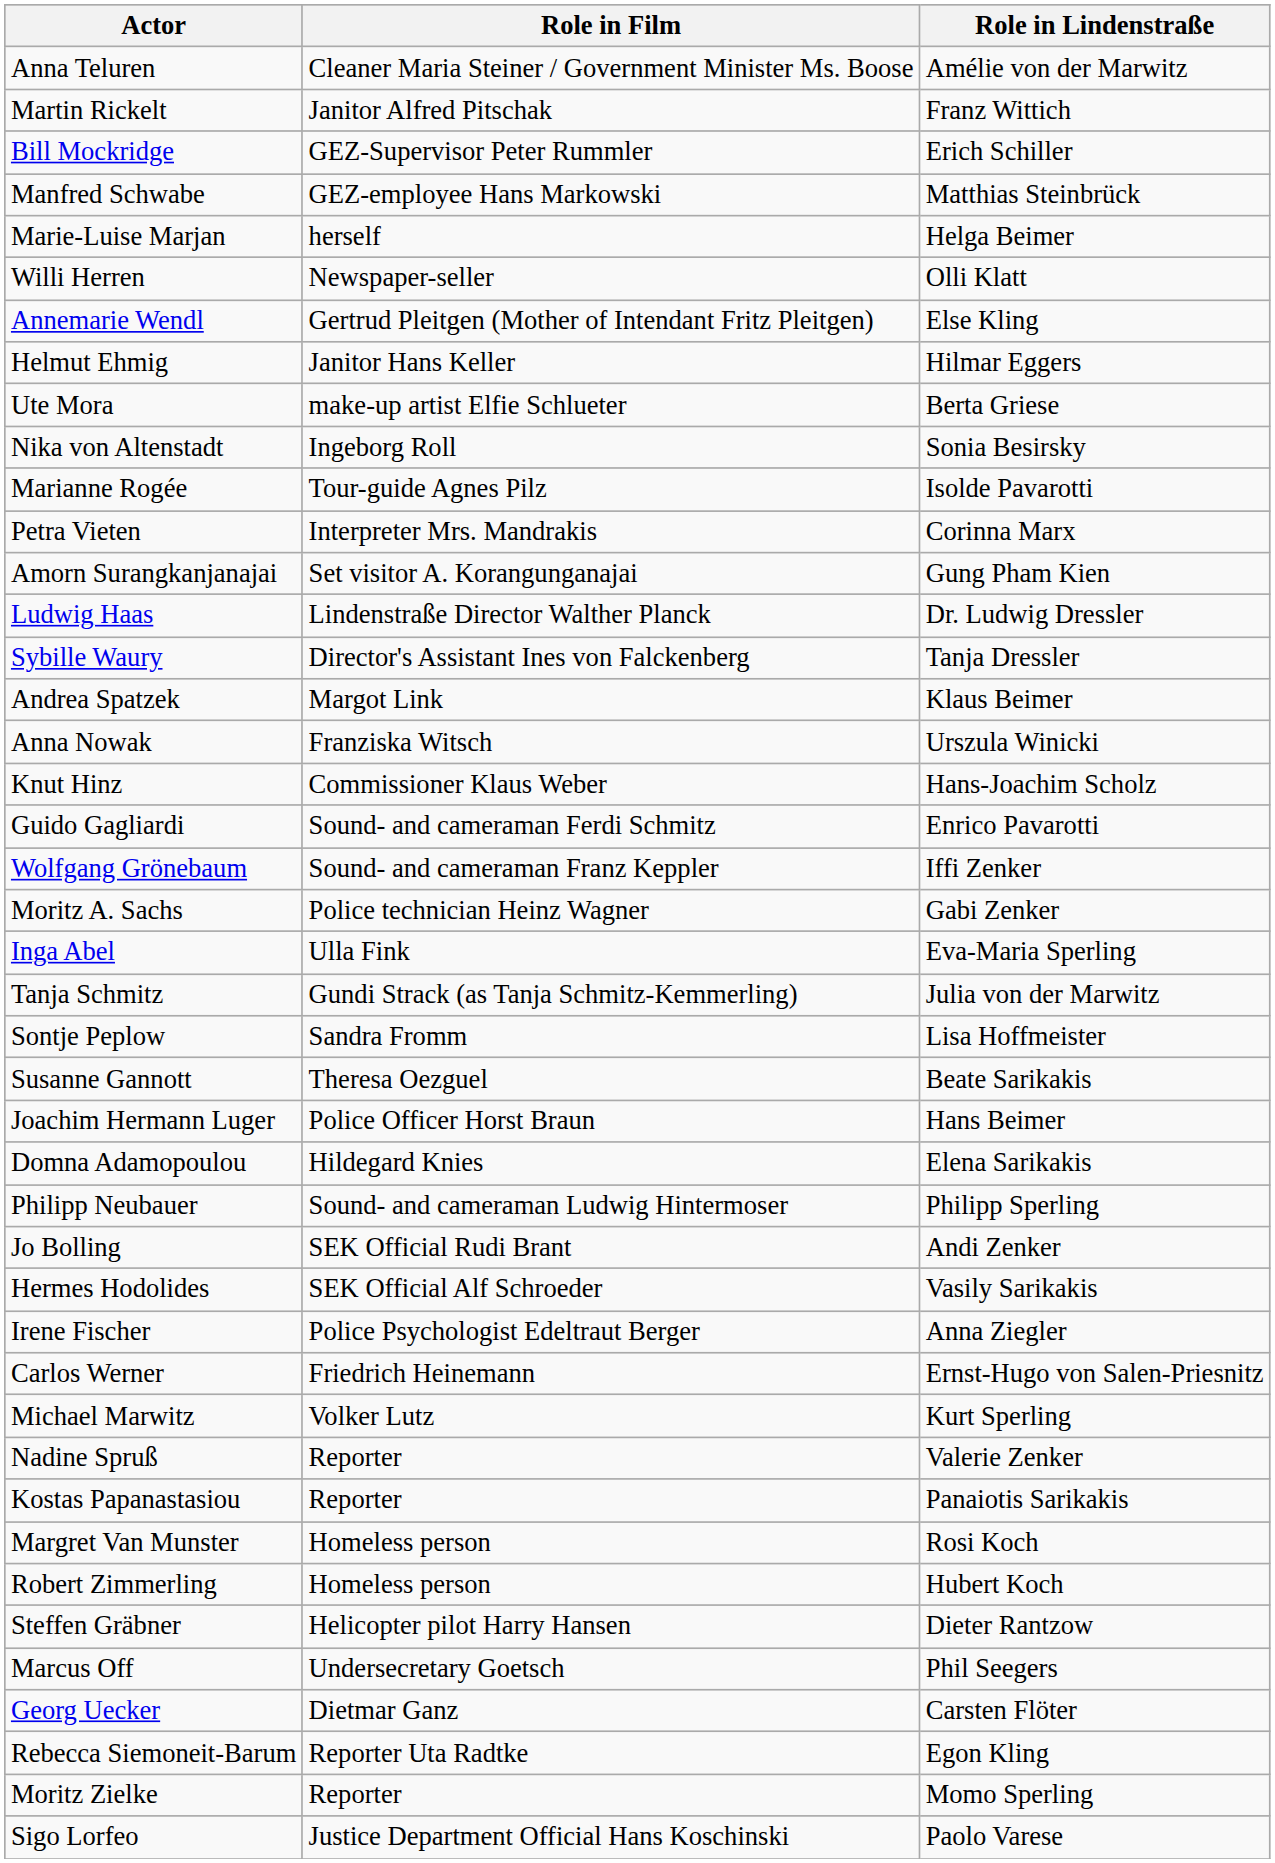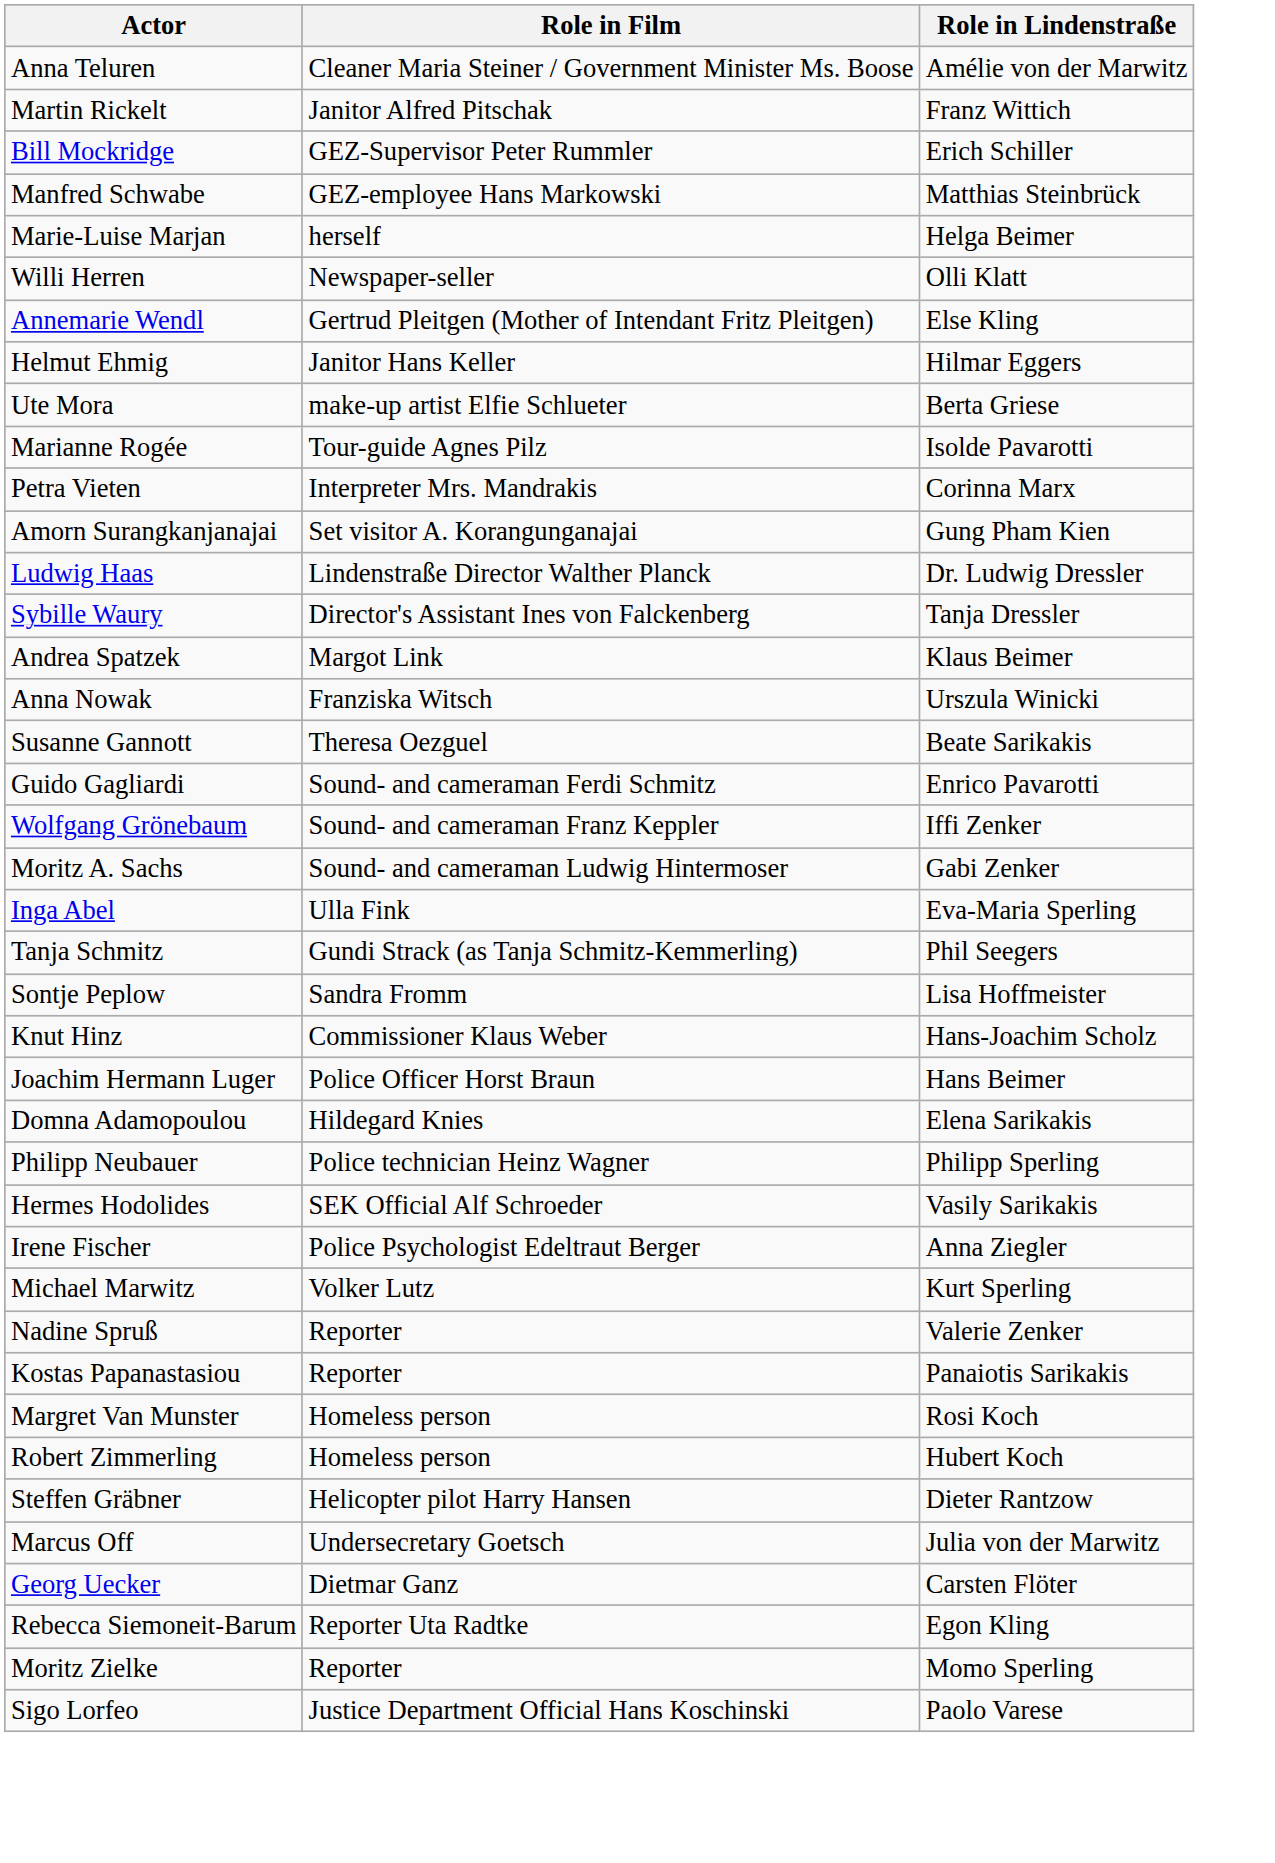- row: (117, 446)
rows swapped: (101, 1078) <-> (67, 783)
(479, 910) Police technician Heinz Wagner -> (548, 868) Sound- and cameraman Ludwig Hintermoser
(1043, 994) Julia von der Marwitz -> (992, 952) Phil Seegers
(548, 1204) Sound- and cameraman Ludwig Hintermoser -> (479, 1162) Police technician Heinz Wagner
- row: (66, 1247)
- row: (87, 1373)
(992, 1668) Phil Seegers -> (1043, 1541) Julia von der Marwitz
